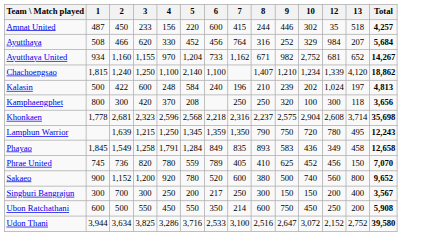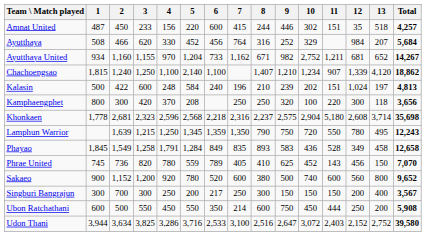+ column: (334, 11)
